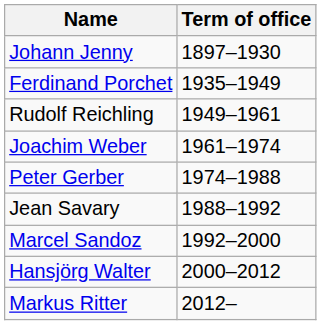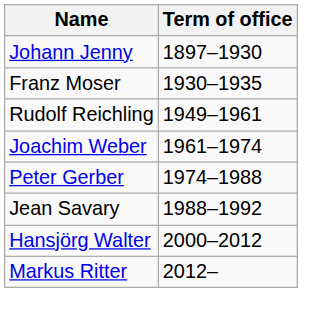+ row: (65, 83)
- row: (91, 83)
- row: (75, 240)
